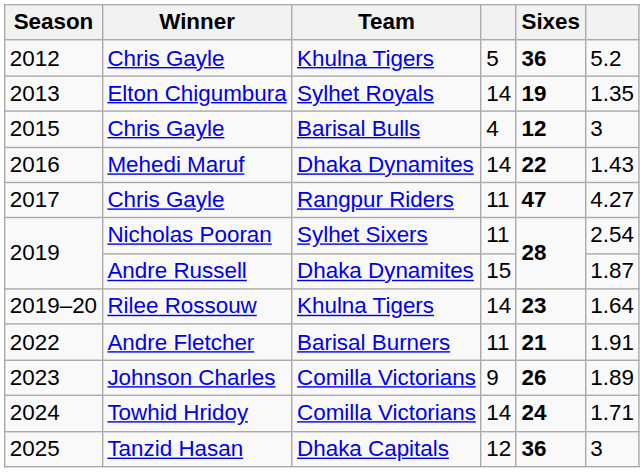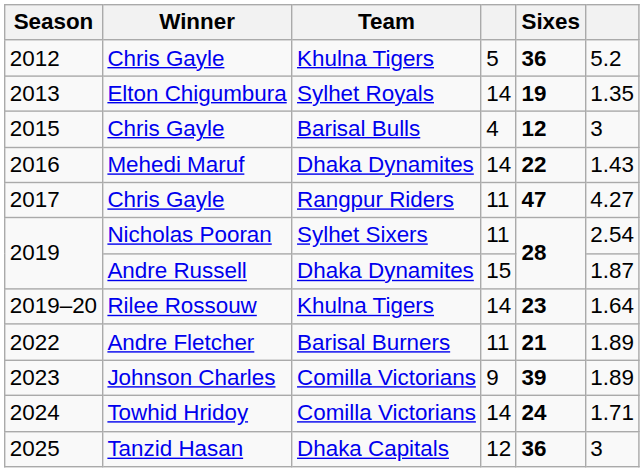(612, 341) 1.91 -> (612, 341) 1.89
(534, 377) 26 -> (534, 377) 39
